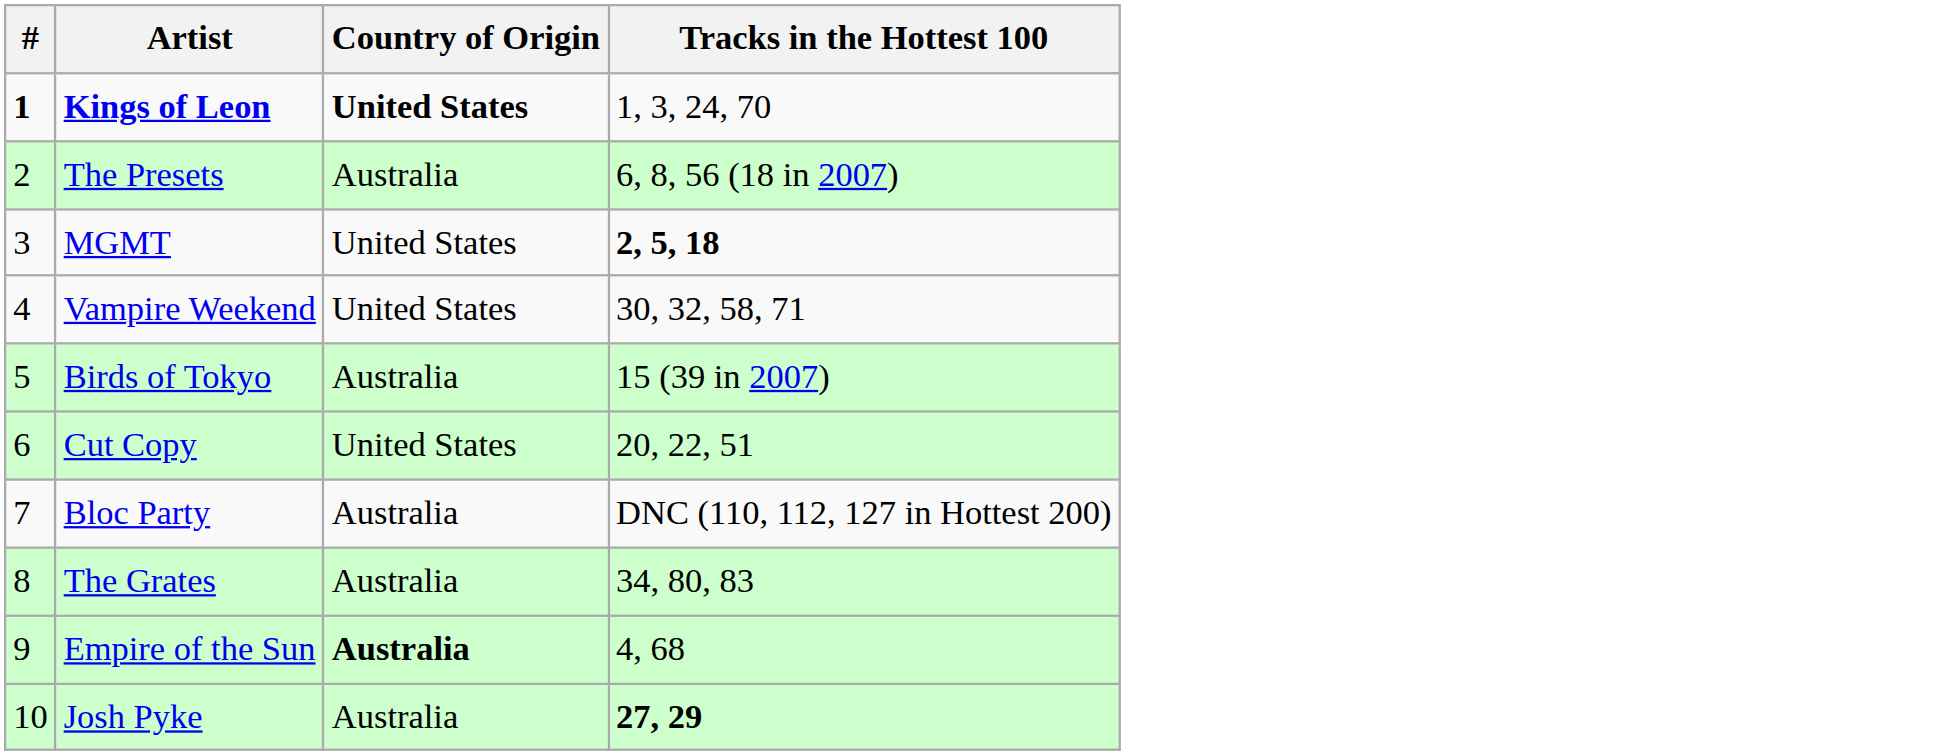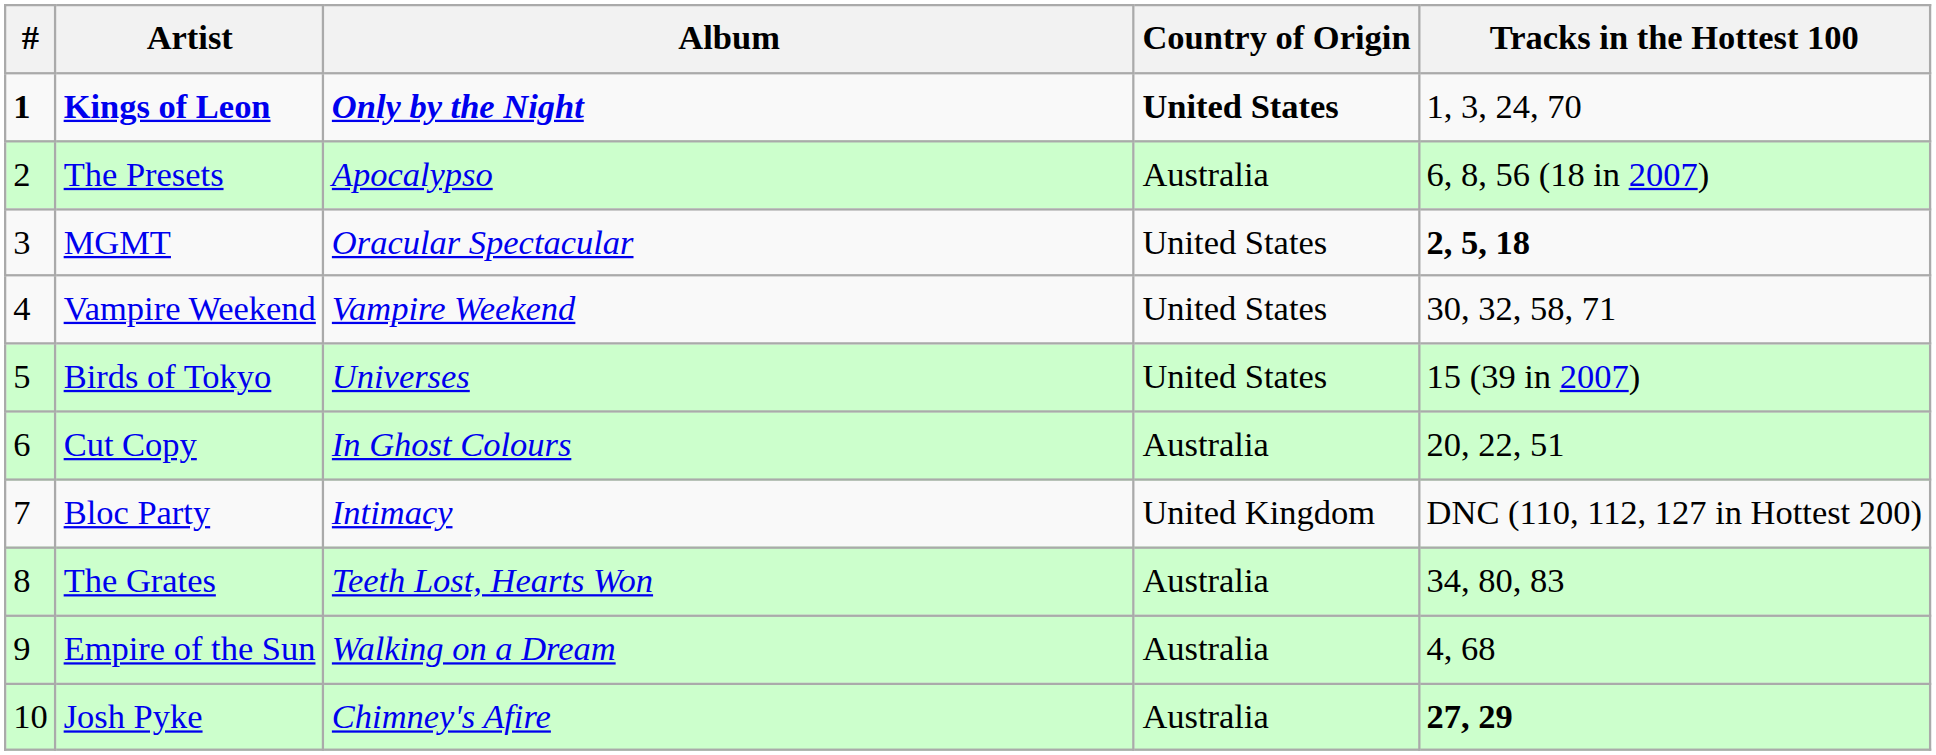+ column: (729, 37)
(395, 376) Australia -> (1235, 376) United States
(424, 444) United States -> (1206, 444) Australia
(395, 512) Australia -> (1259, 512) United Kingdom
(401, 647) bold -> (1206, 647) normal
